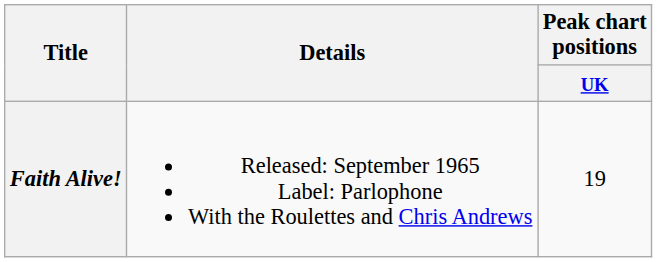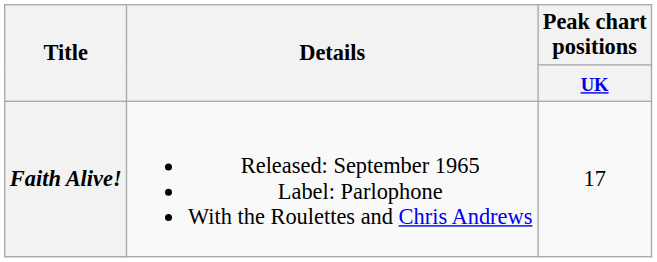(595, 178) 19 -> (595, 178) 17
